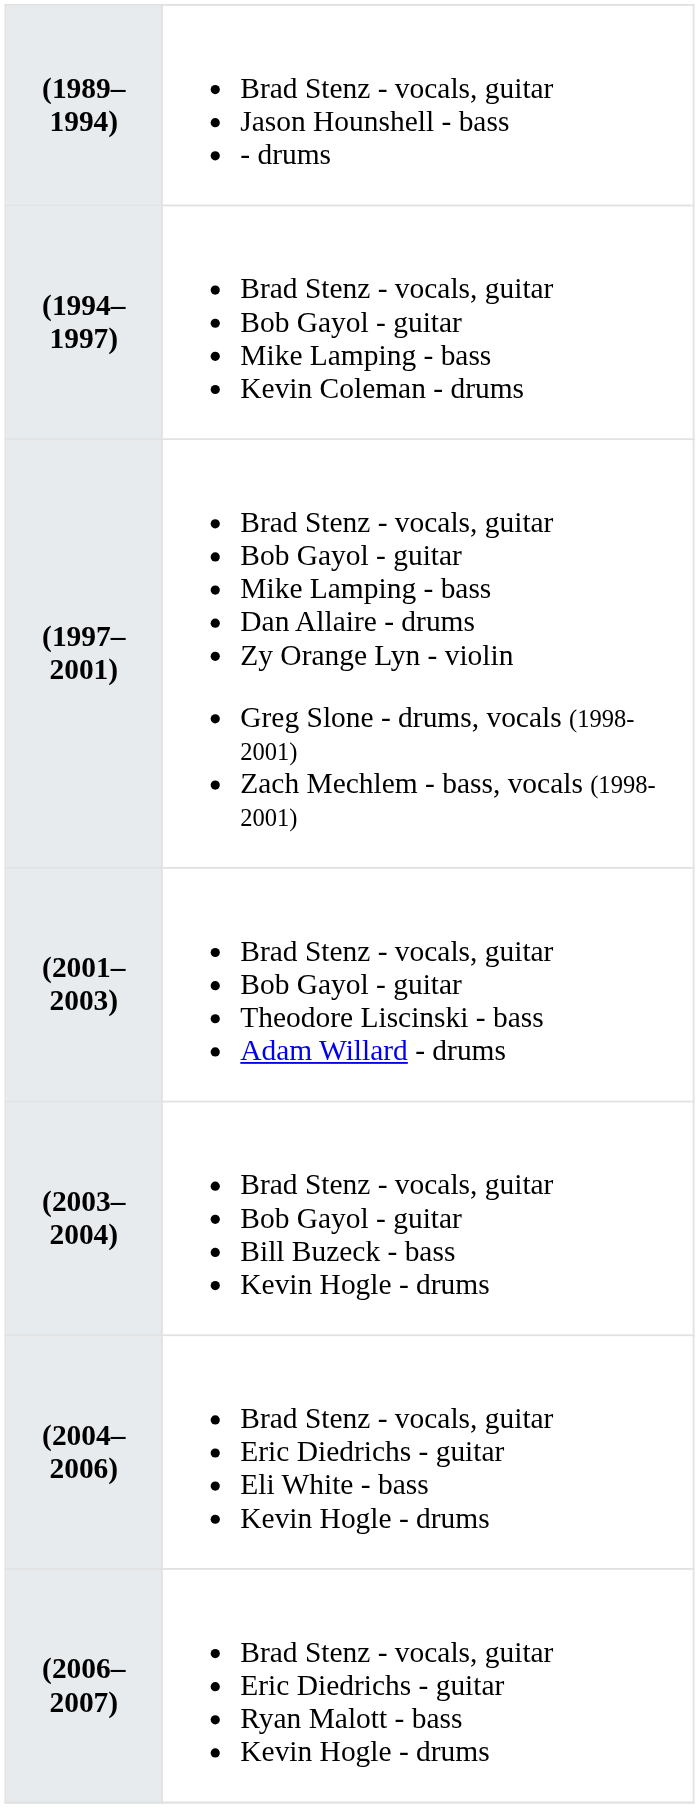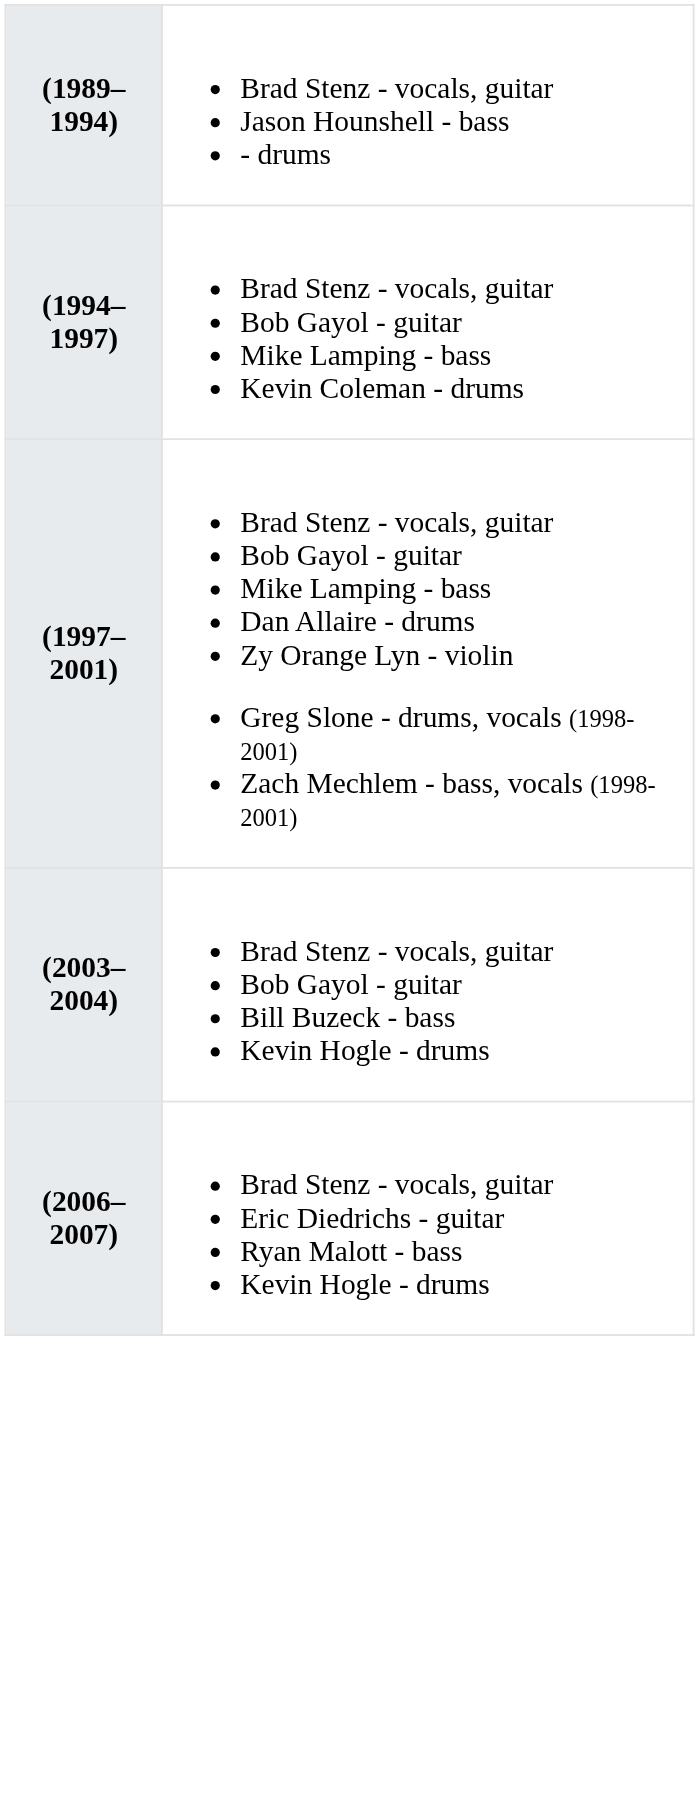- row: (84, 984)
- row: (84, 1451)
